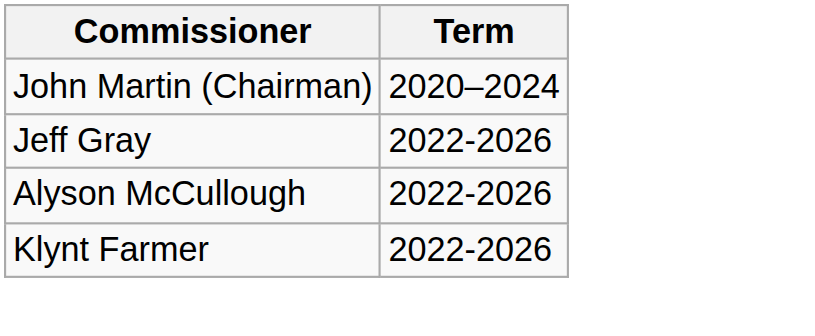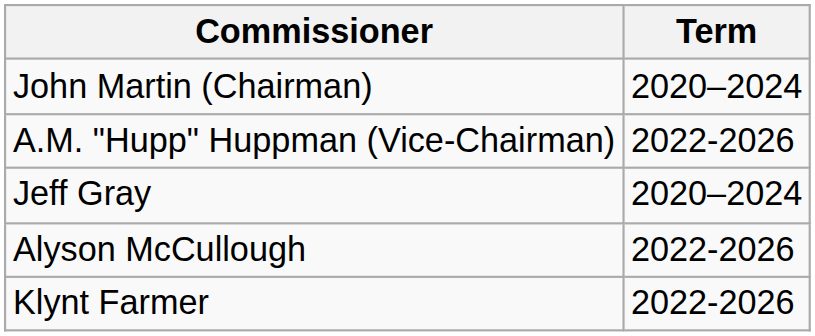+ row: (314, 140)
(470, 140) 2022-2026 -> (717, 194) 2020–2024
